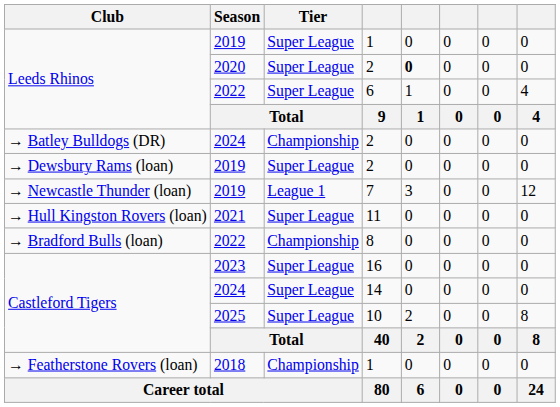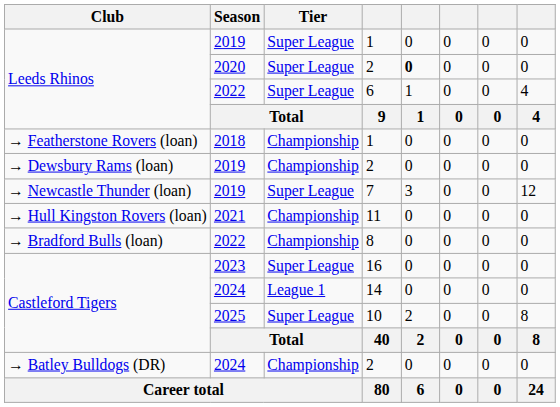rows swapped: (103, 365) <-> (87, 141)
(311, 166) Super League -> (313, 166) Championship
(296, 191) League 1 -> (311, 191) Super League
(311, 215) Super League -> (313, 215) Championship
(311, 290) Super League -> (296, 290) League 1
